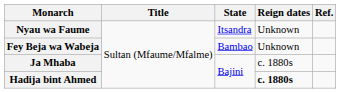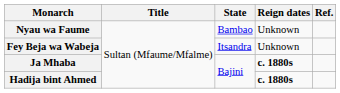(234, 29) Itsandra -> (235, 29) Bambao
(235, 46) Bambao -> (234, 46) Itsandra
(275, 63) normal -> (275, 63) bold
